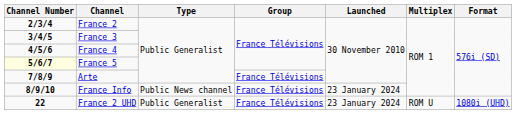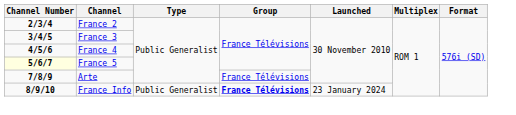(186, 90) Public News channel -> (176, 90) Public Generalist
(280, 90) normal -> (265, 90) bold
- row: (107, 103)
